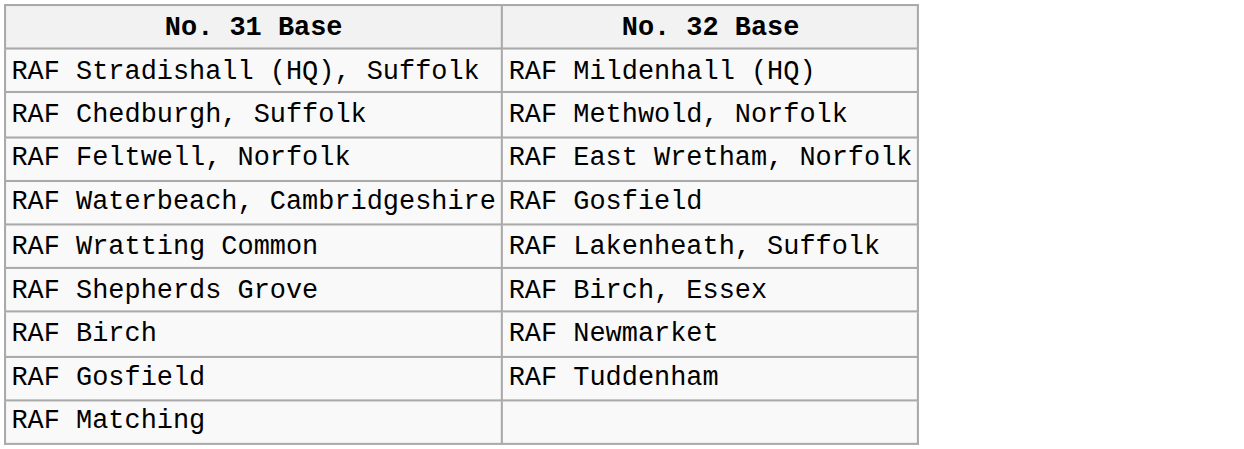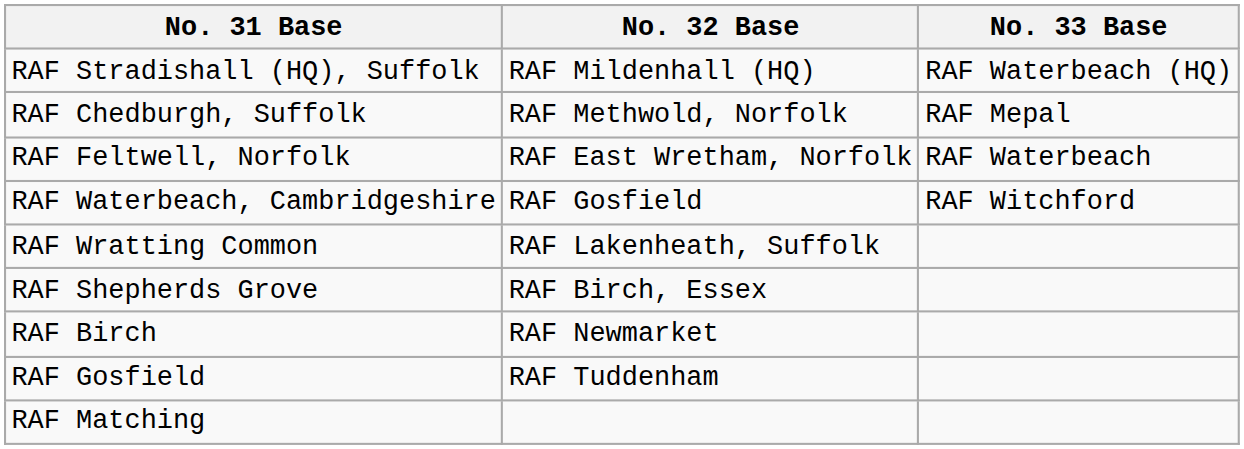+ column: (1079, 27)
